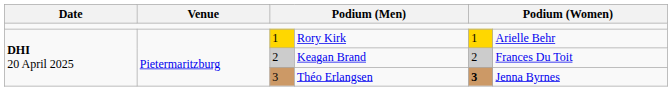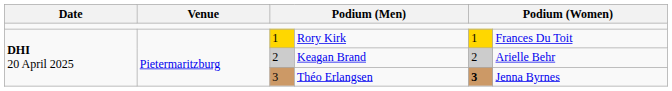(525, 38) Arielle Behr -> (534, 38) Frances Du Toit
(534, 57) Frances Du Toit -> (525, 57) Arielle Behr
